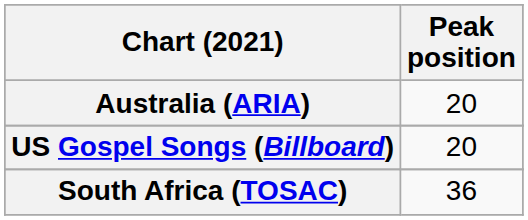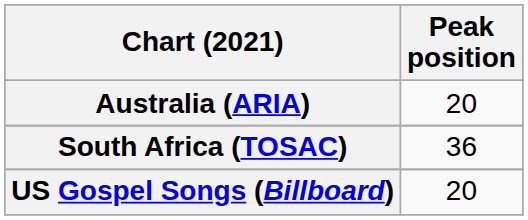rows swapped: (203, 191) <-> (203, 147)
